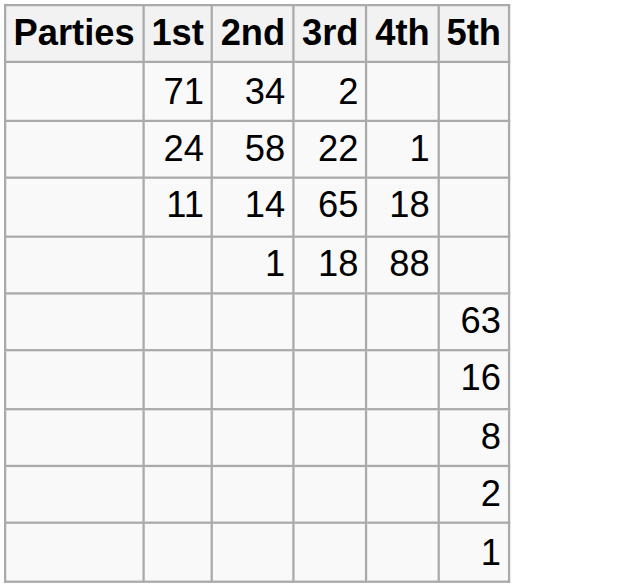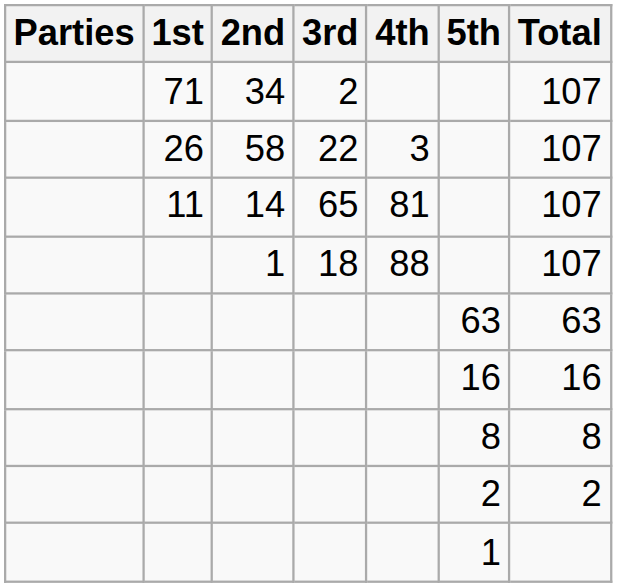+ column: (560, 33)
(184, 148) 24 -> (184, 148) 26
(420, 148) 1 -> (420, 148) 3
(410, 206) 18 -> (410, 206) 81
